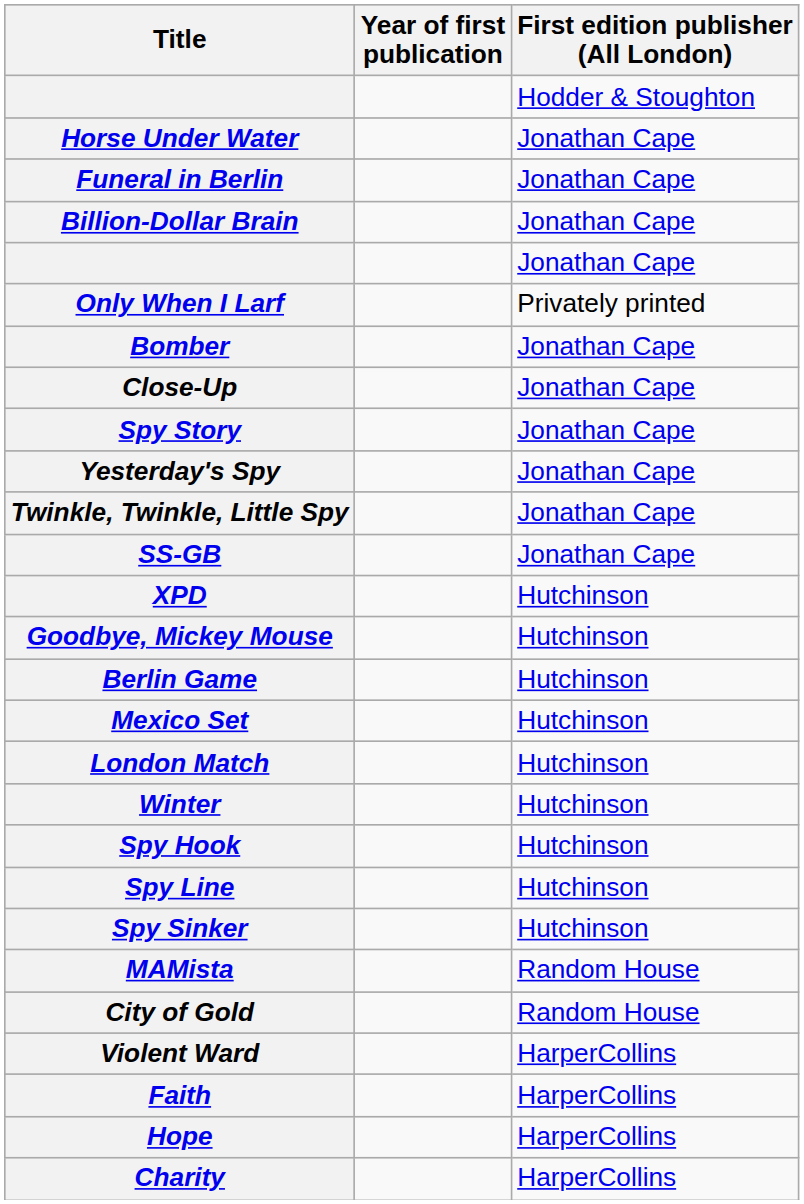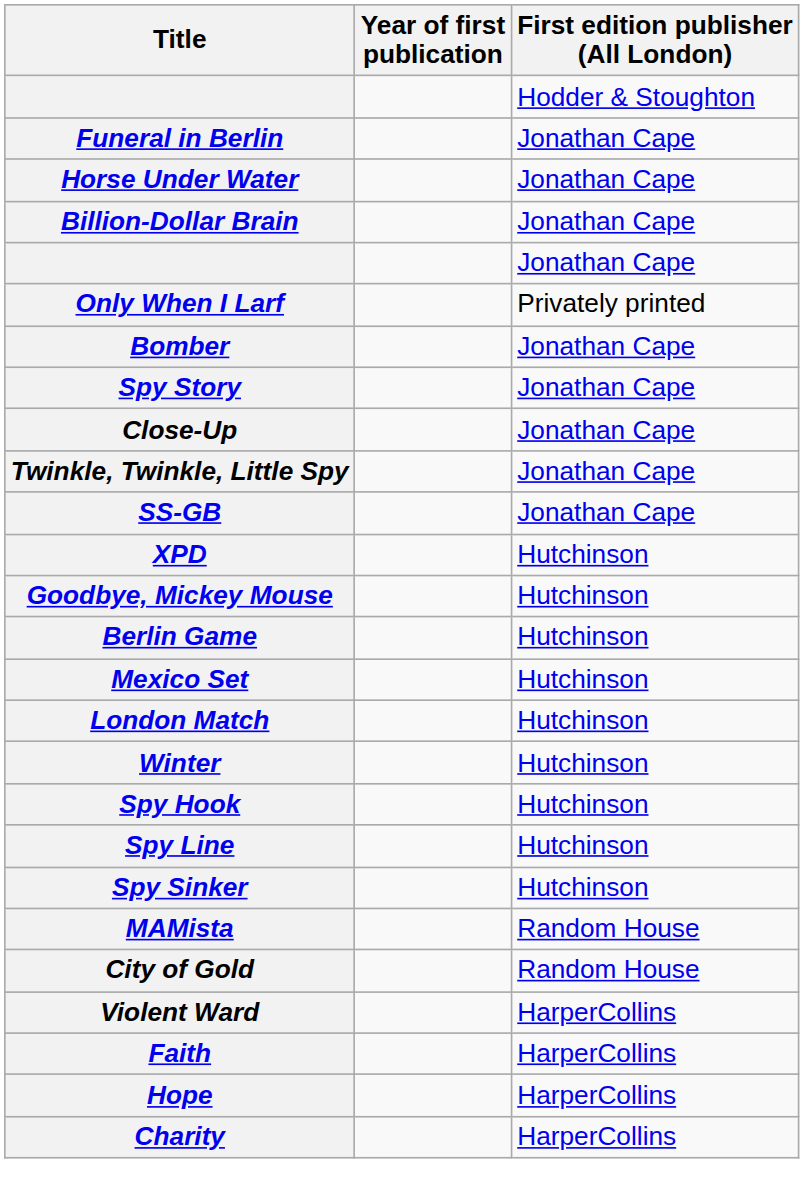rows swapped: (180, 138) <-> (180, 179)
rows swapped: (180, 387) <-> (180, 429)
- row: (180, 470)
